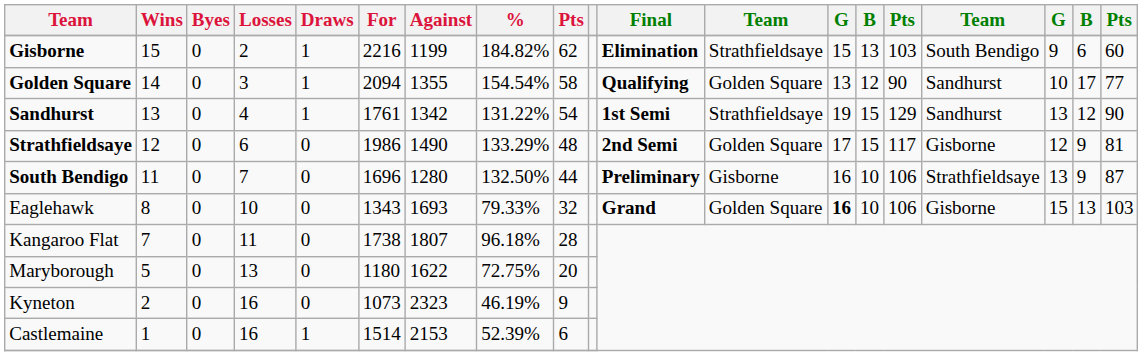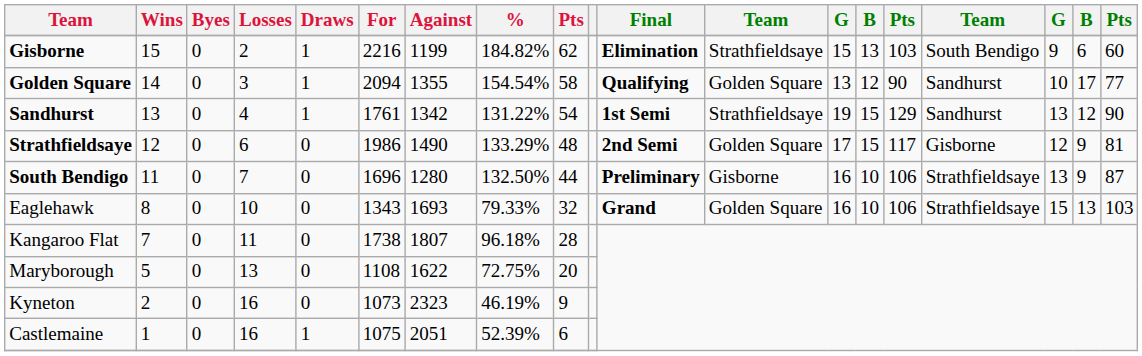(842, 208) bold -> (842, 208) normal
(961, 208) Gisborne -> (983, 208) Strathfieldsaye
(381, 271) 1180 -> (381, 271) 1108
(382, 333) 1514 -> (382, 333) 1075
(429, 333) 2153 -> (429, 333) 2051
